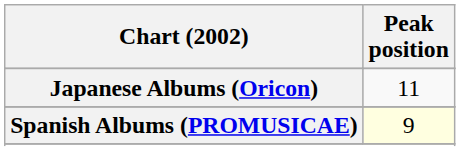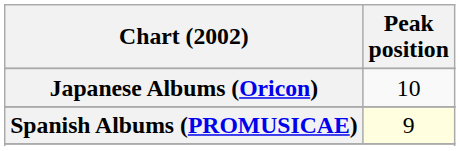(409, 87) 11 -> (409, 87) 10
